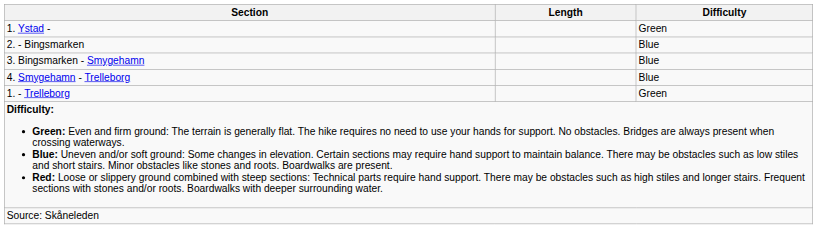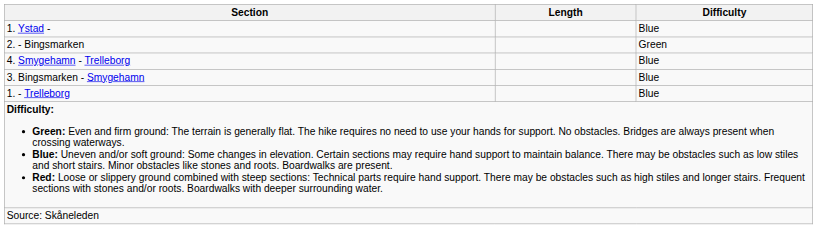(653, 28) Green -> (649, 28) Blue
(649, 45) Blue -> (653, 45) Green
rows swapped: (76, 61) <-> (68, 77)
(653, 93) Green -> (649, 93) Blue
